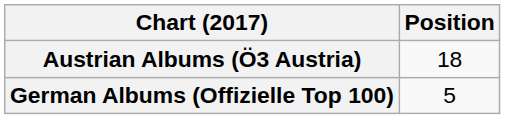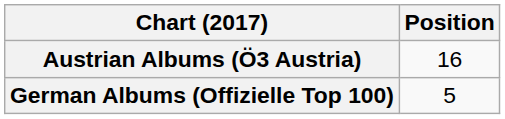(450, 58) 18 -> (450, 58) 16
